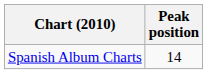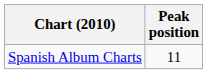(174, 56) 14 -> (174, 56) 11
